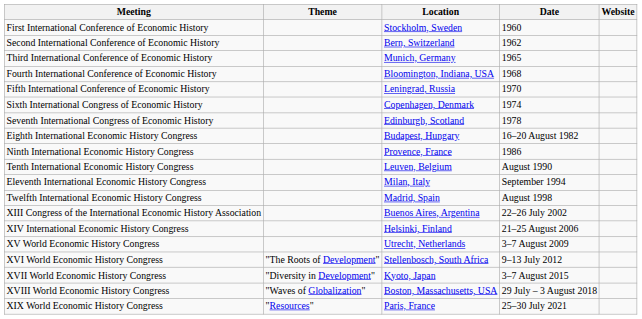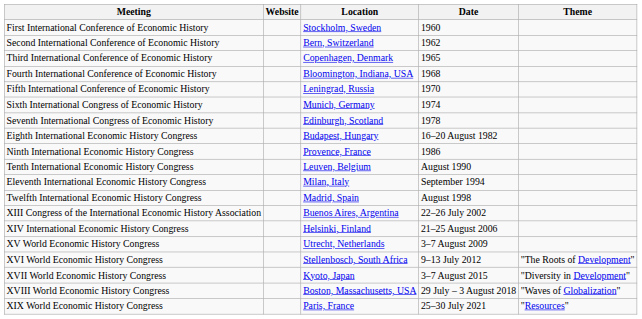columns swapped: (323, 12) <-> (618, 12)
(420, 58) Munich, Germany -> (348, 58) Copenhagen, Denmark
(429, 105) Copenhagen, Denmark -> (339, 105) Munich, Germany
